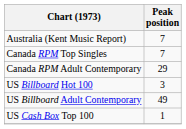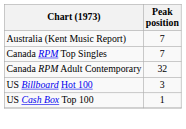(163, 69) 29 -> (162, 69) 32
- row: (74, 100)
